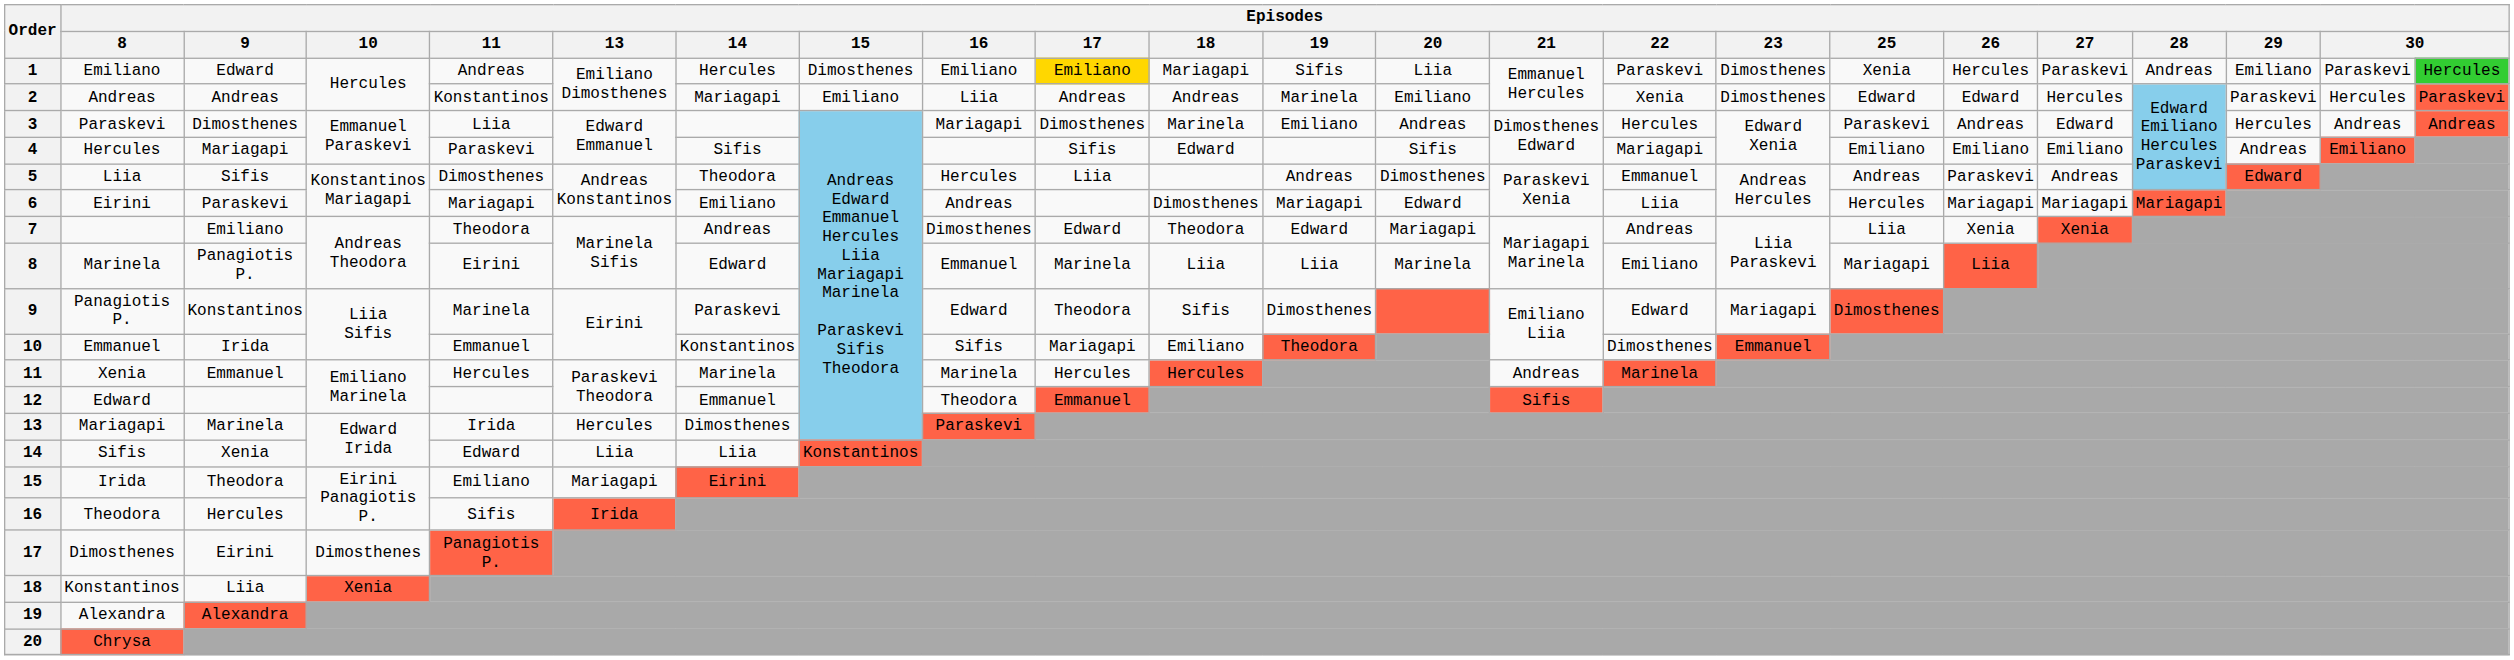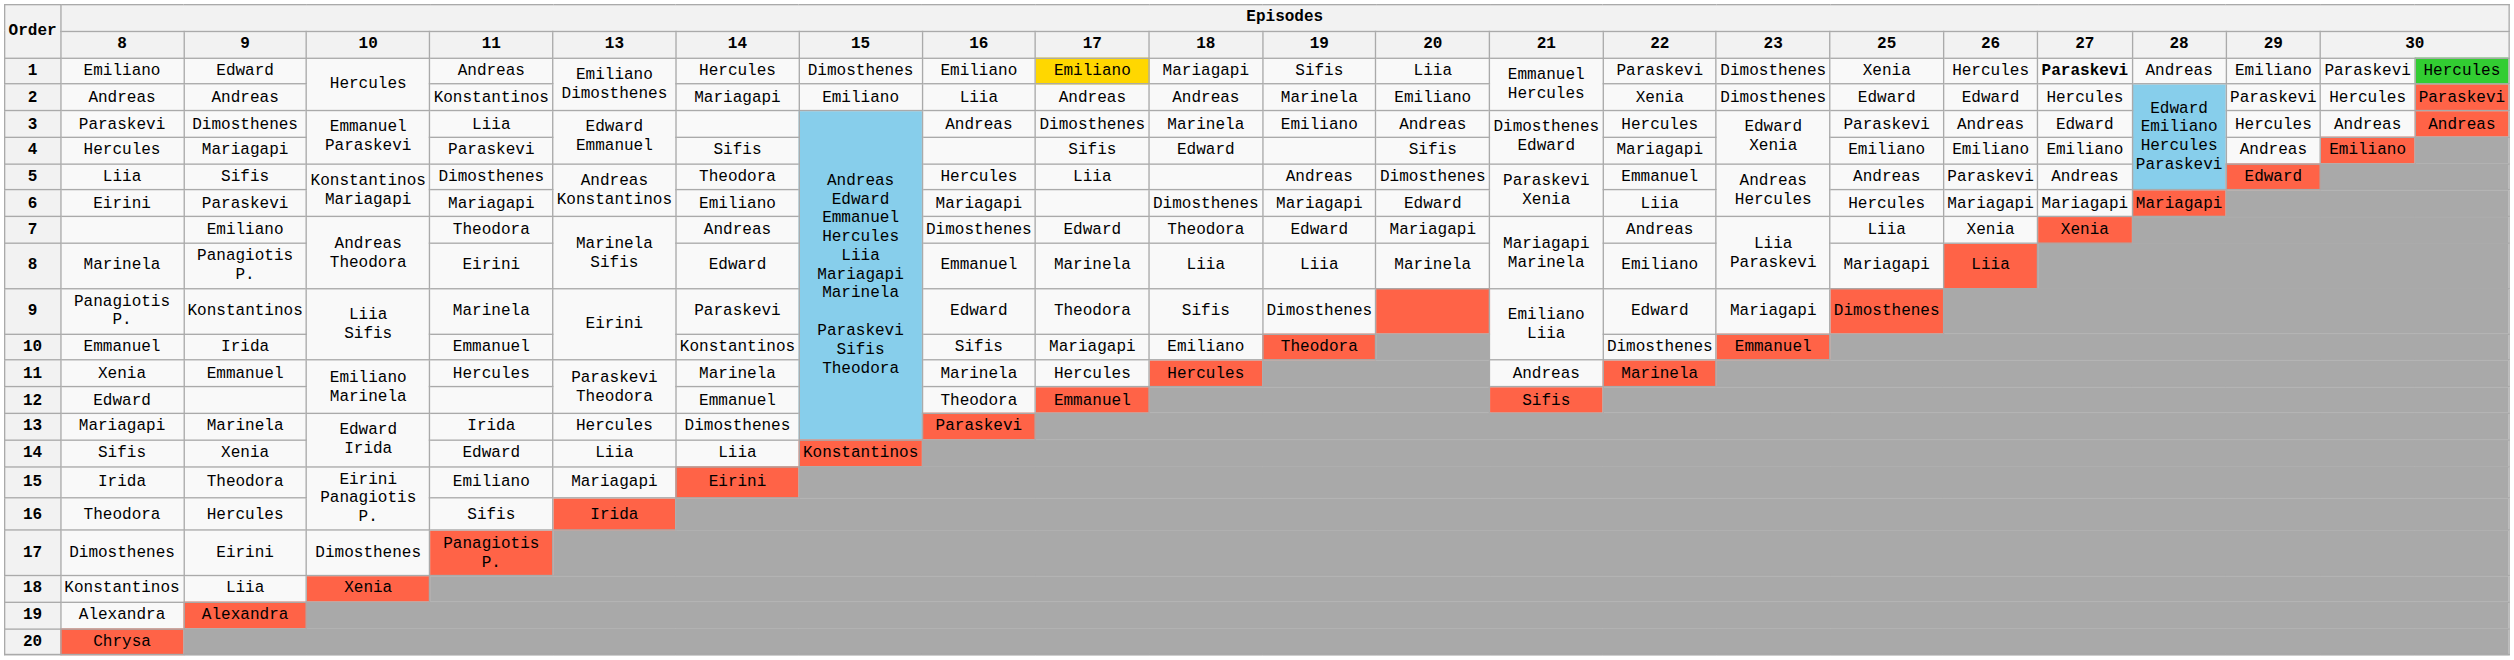(2085, 71) normal -> (2085, 71) bold
(979, 124) Mariagapi -> (979, 124) Andreas
(979, 203) Andreas -> (979, 203) Mariagapi
